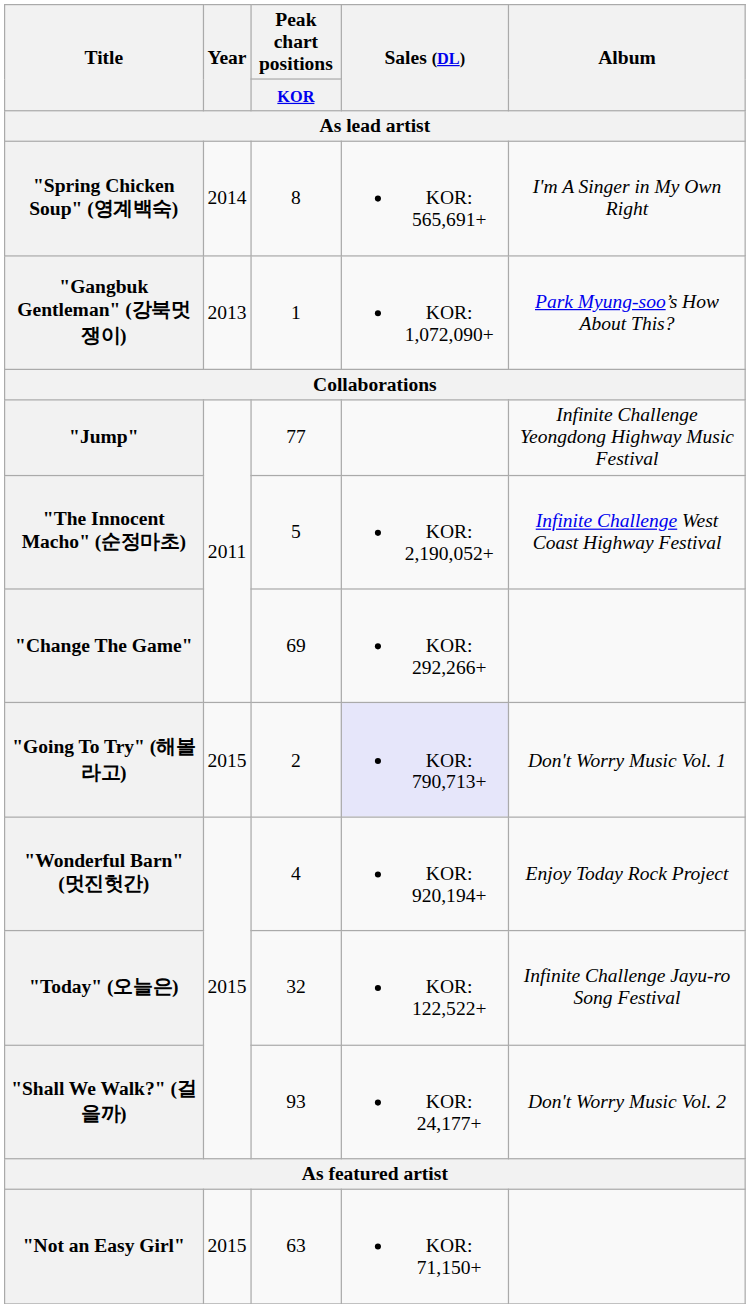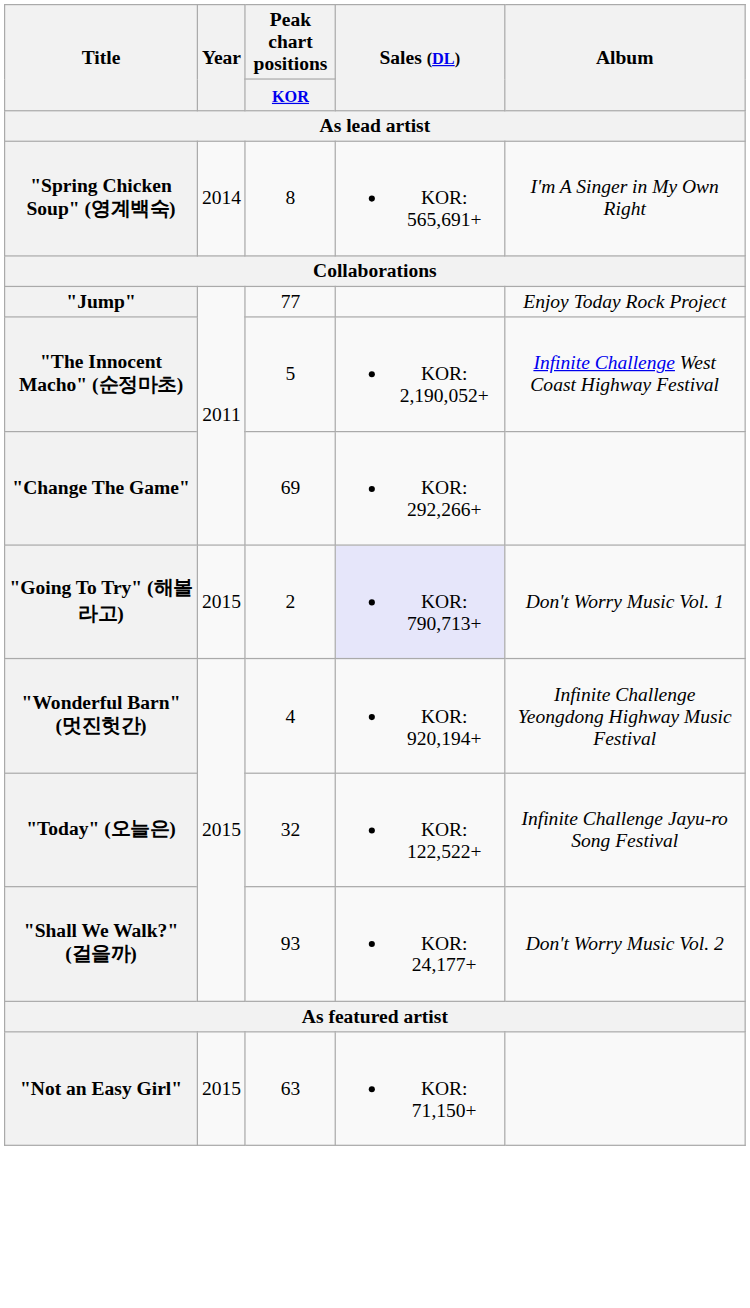- row: (104, 310)
(627, 437) Infinite Challenge Yeongdong Highway Music Festival -> (625, 301) Enjoy Today Rock Project
(627, 873) Enjoy Today Rock Project -> (625, 715) Infinite Challenge Yeongdong Highway Music Festival
